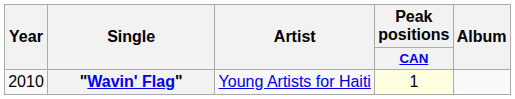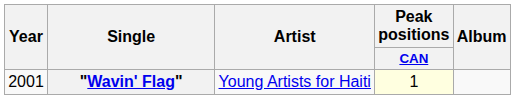(26, 81) 2010 -> (26, 81) 2001
